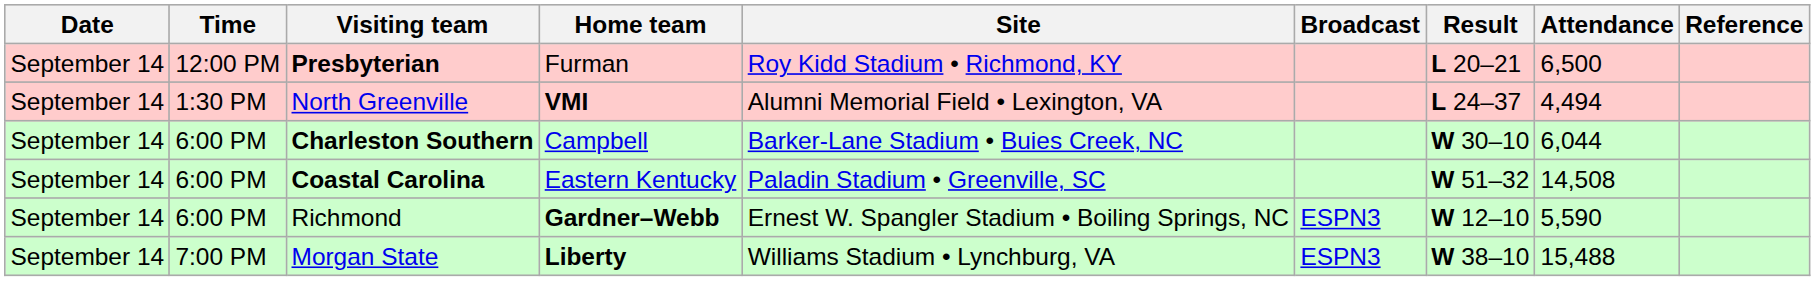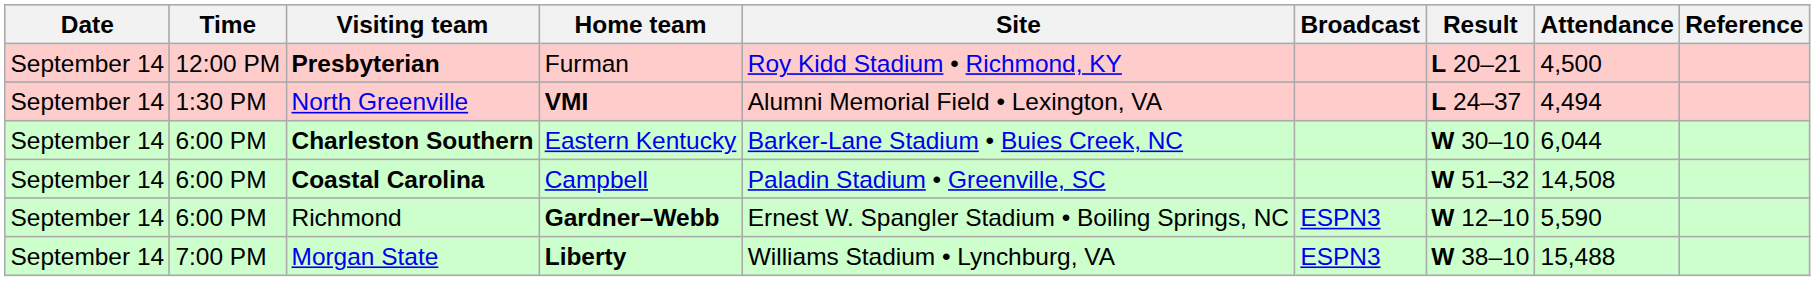(1571, 63) 6,500 -> (1571, 63) 4,500
(596, 141) Campbell -> (641, 141) Eastern Kentucky
(641, 179) Eastern Kentucky -> (596, 179) Campbell
